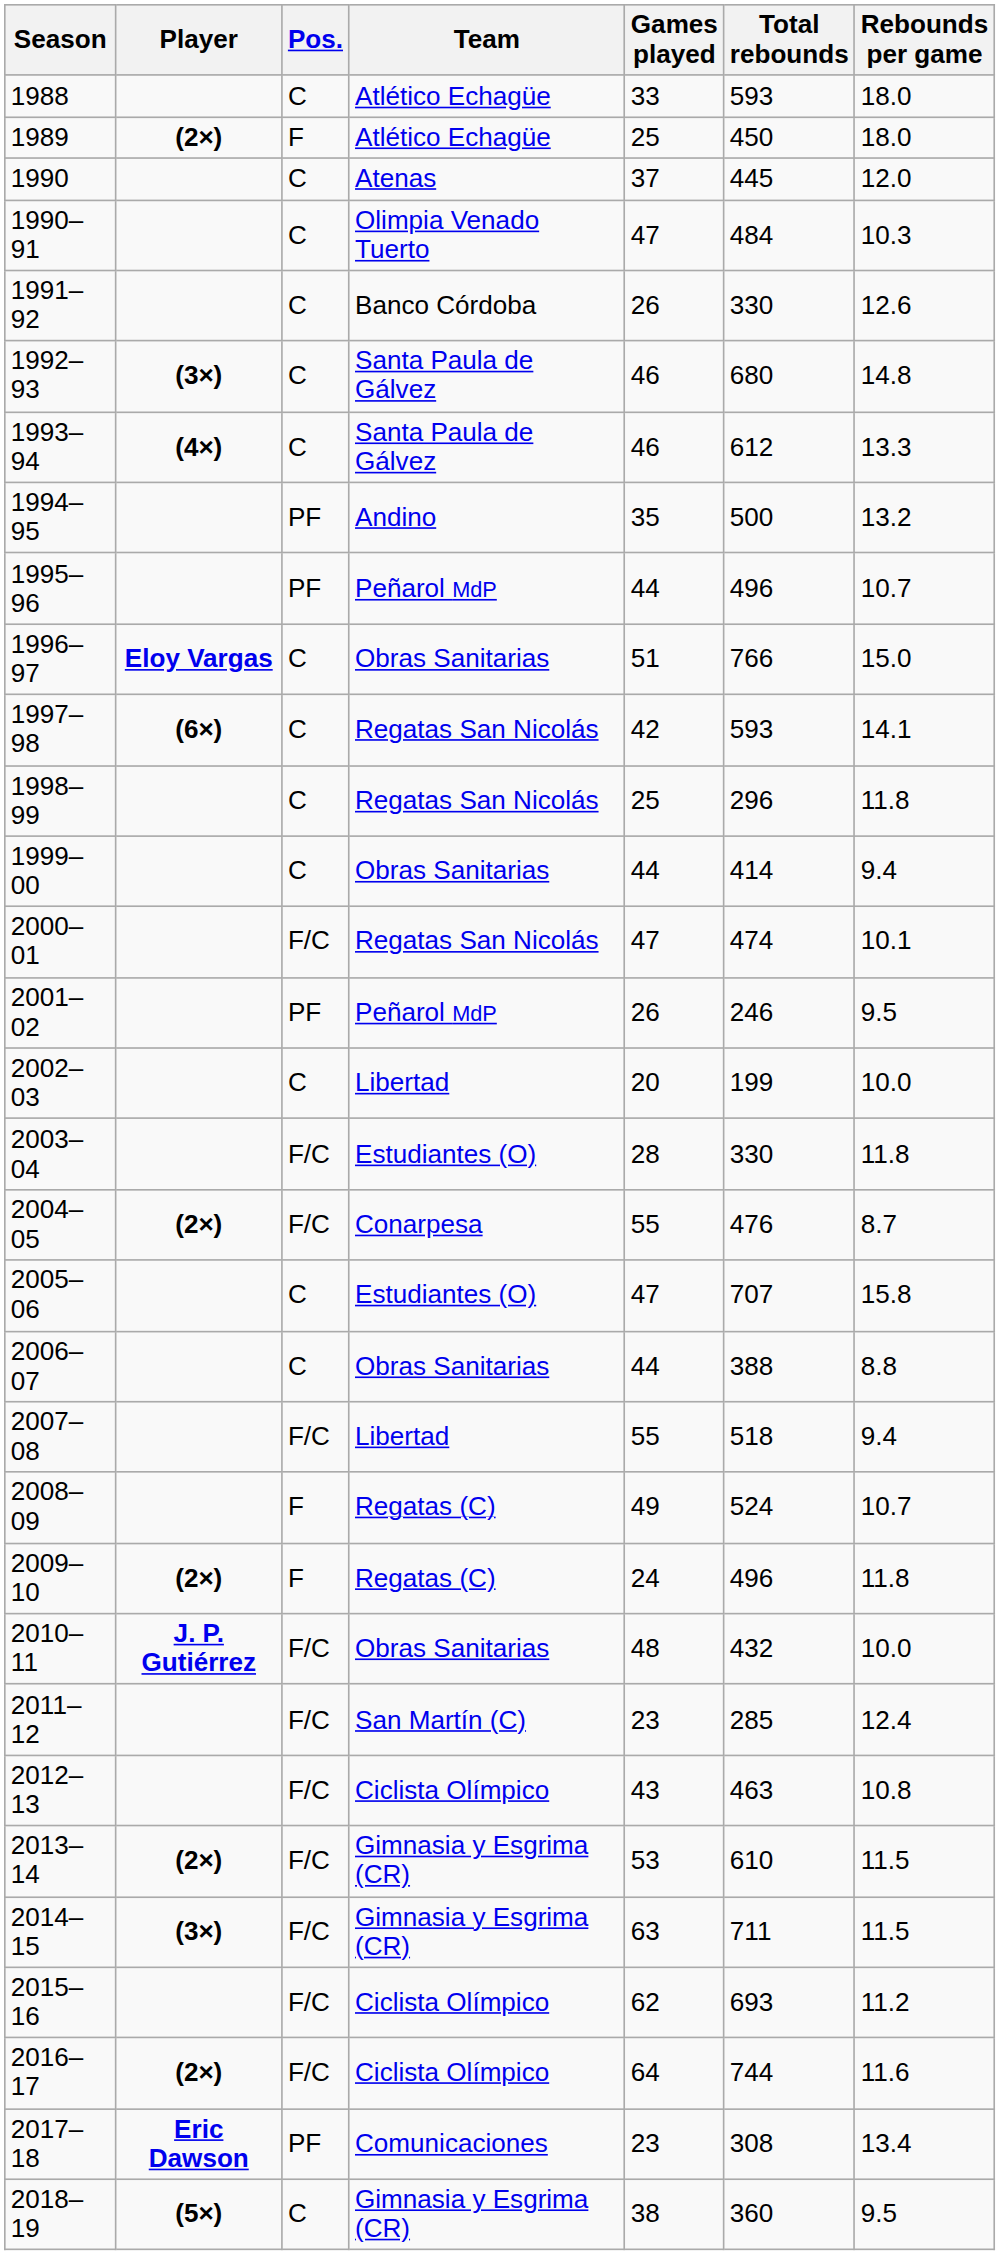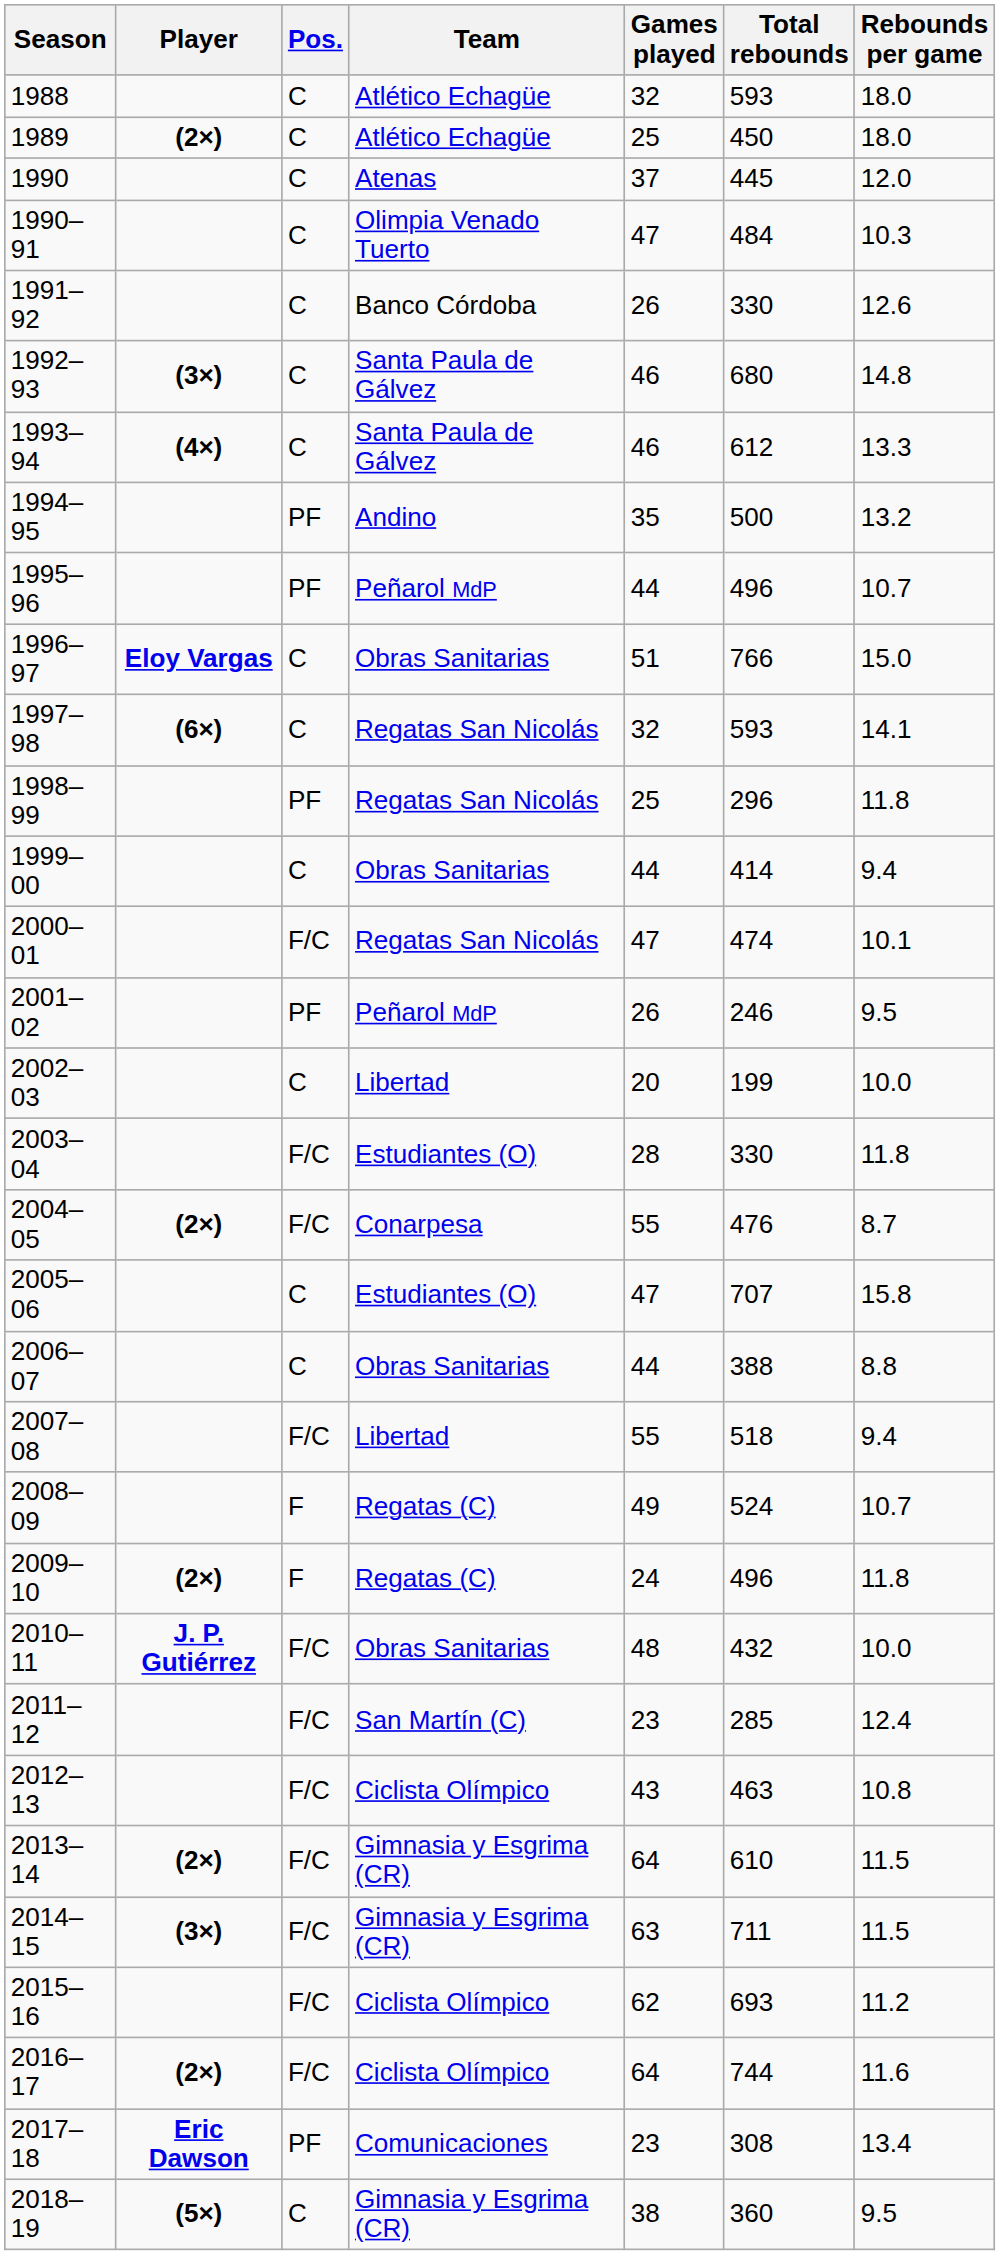(645, 95) 33 -> (645, 95) 32
(296, 137) F -> (297, 137) C
(645, 729) 42 -> (645, 729) 32
(297, 800) C -> (305, 800) PF
(645, 1860) 53 -> (645, 1860) 64
